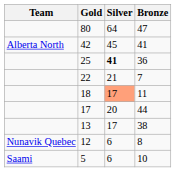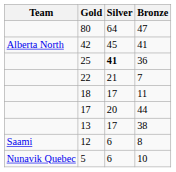(112, 93) lightsalmon background -> (112, 93) no background
(41, 142) Nunavik Quebec -> (19, 142) Saami
(19, 158) Saami -> (41, 158) Nunavik Quebec
